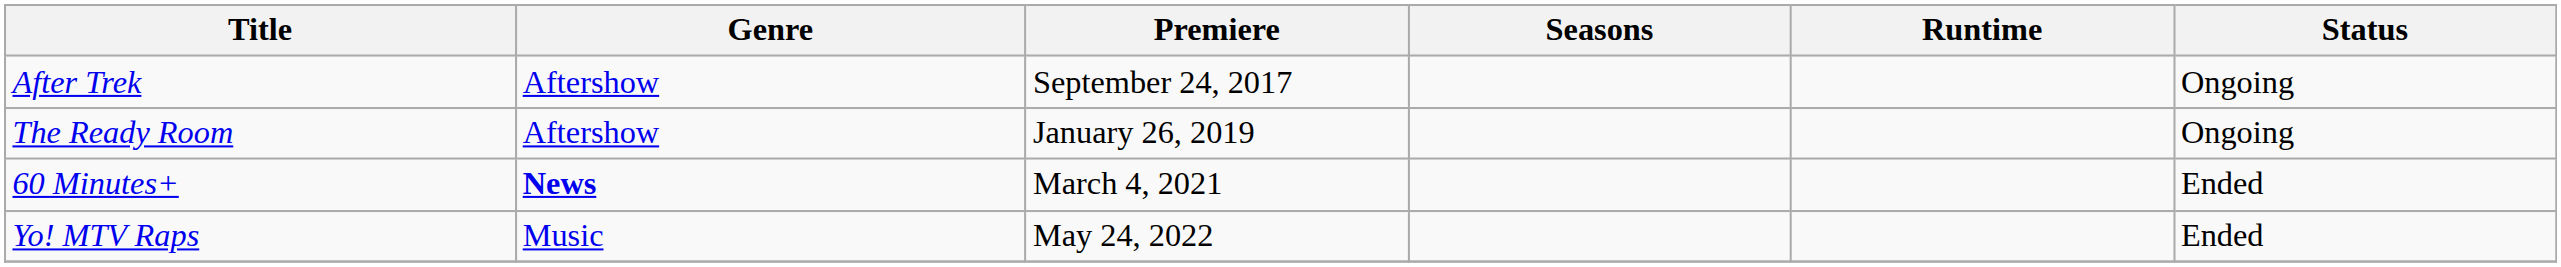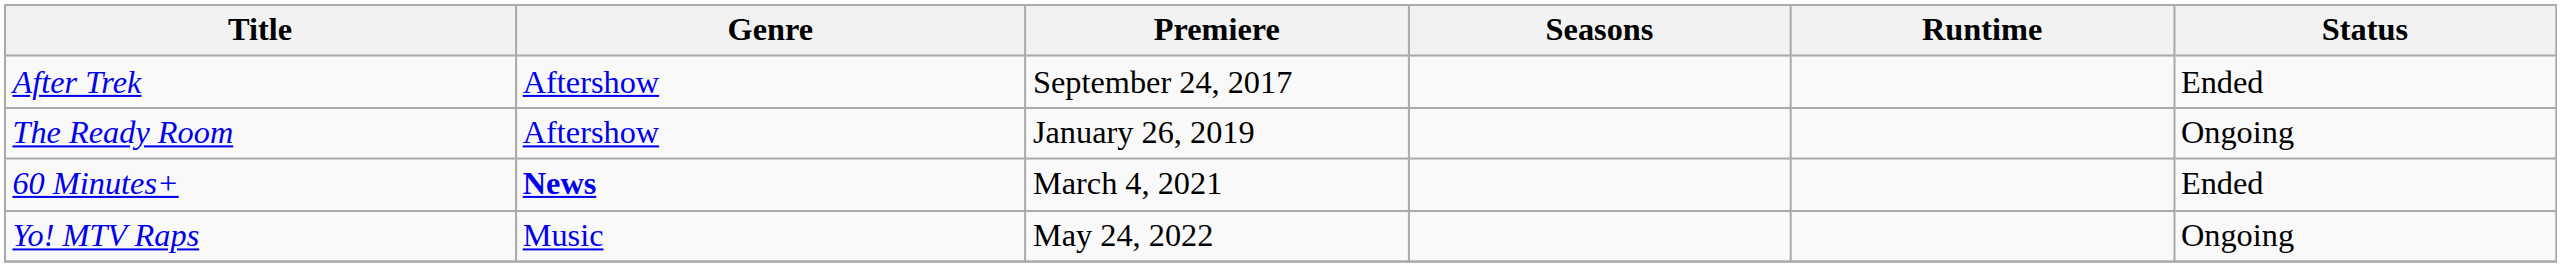(2237, 81) Ongoing -> (2222, 81) Ended
(2222, 235) Ended -> (2237, 235) Ongoing
